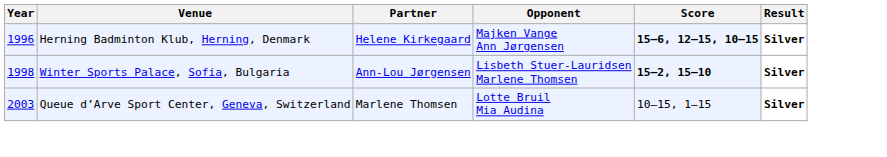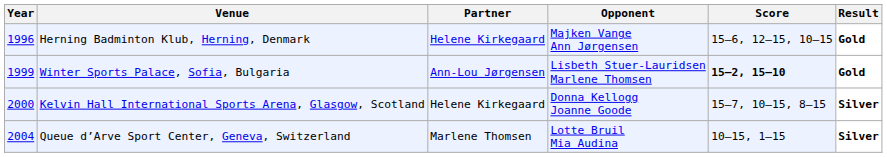(698, 39) bold -> (772, 39) normal
(784, 39) Silver -> (852, 39) Gold
(21, 72) 1998 -> (21, 72) 1999
(784, 72) Silver -> (852, 72) Gold
+ row: (232, 104)
(21, 104) 2003 -> (21, 136) 2004
